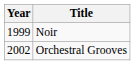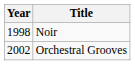(19, 32) 1999 -> (19, 32) 1998
